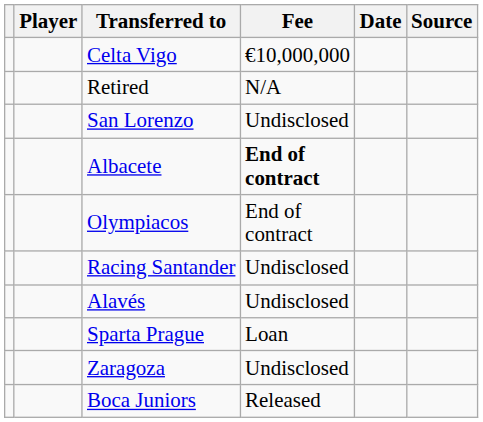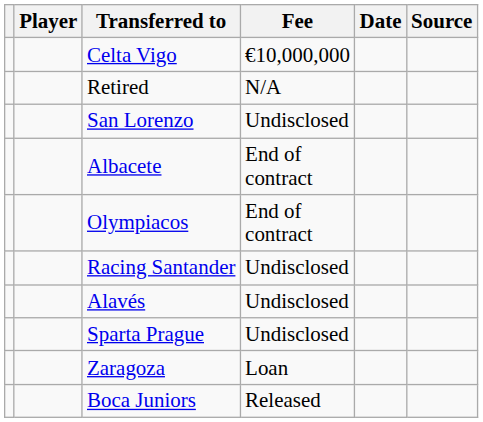(282, 165) bold -> (279, 165) normal
(267, 334) Loan -> (297, 334) Undisclosed
(297, 367) Undisclosed -> (267, 367) Loan
